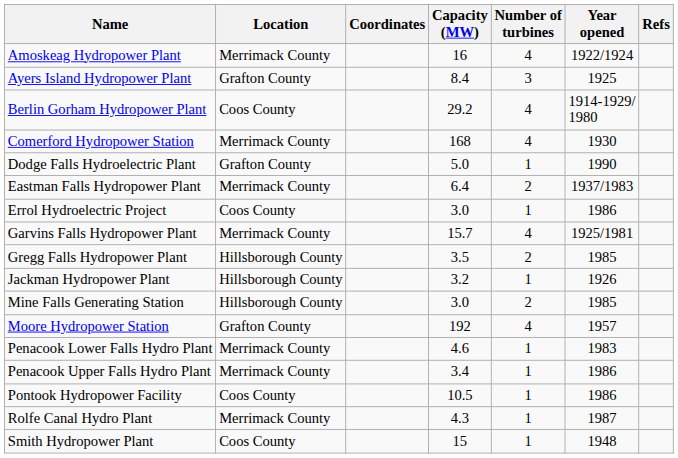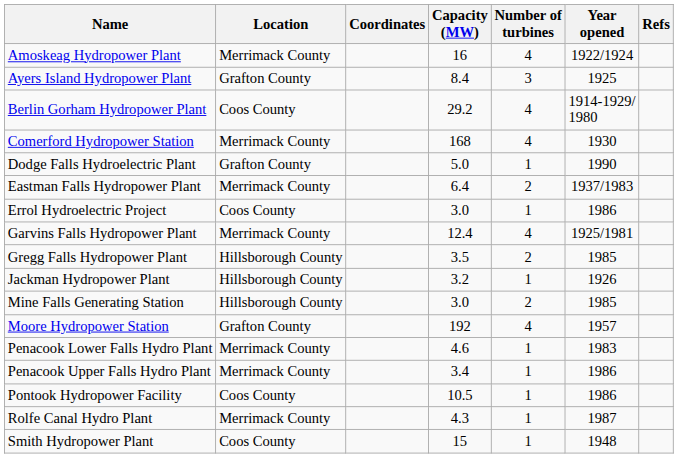(460, 233) 15.7 -> (460, 233) 12.4
